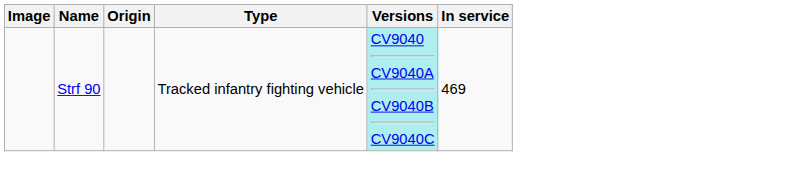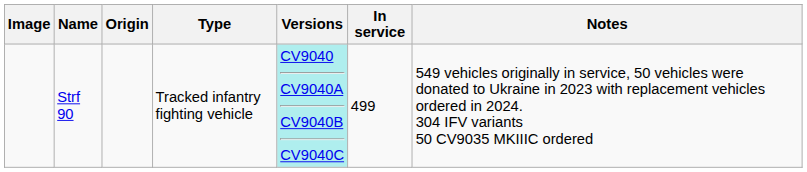+ column: (607, 24)
(454, 89) 469 -> (363, 105) 499
